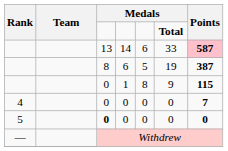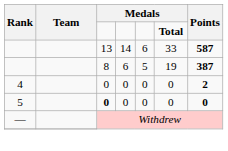(205, 48) pink background -> (205, 48) no background
- row: (20, 84)
(205, 102) 7 -> (205, 84) 2
